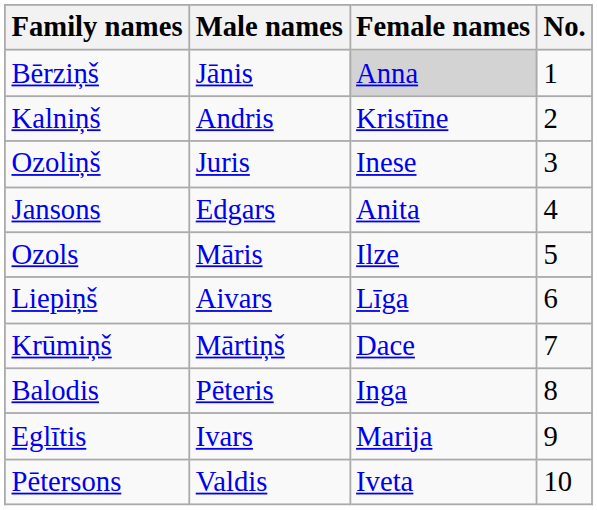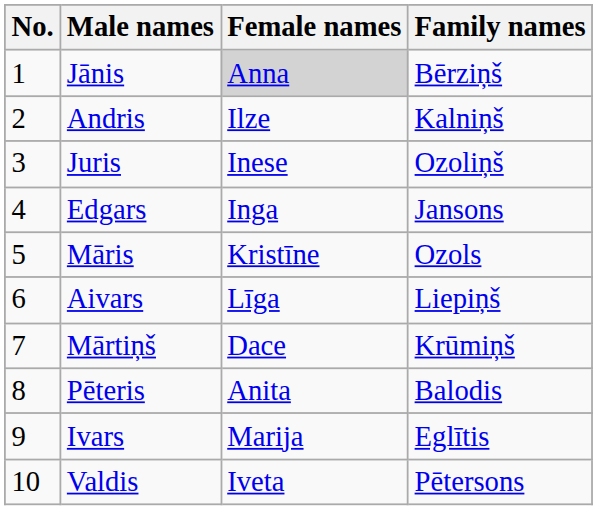columns swapped: (565, 27) <-> (97, 27)
(402, 118) Kristīne -> (249, 118) Ilze
(388, 208) Anita -> (253, 208) Inga
(378, 254) Ilze -> (273, 254) Kristīne
(382, 390) Inga -> (259, 390) Anita
